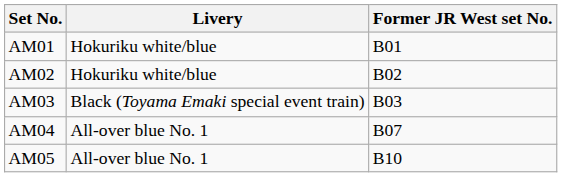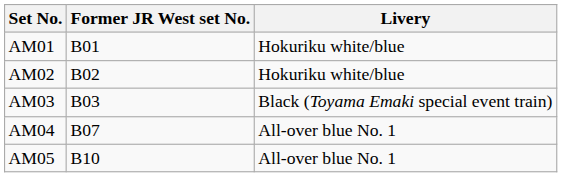columns swapped: (463, 18) <-> (218, 18)
